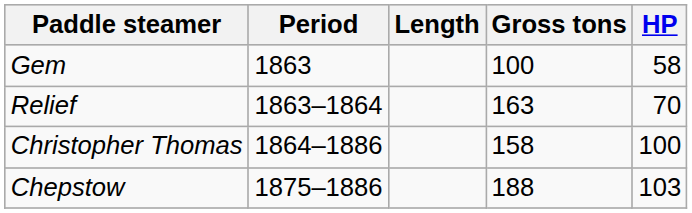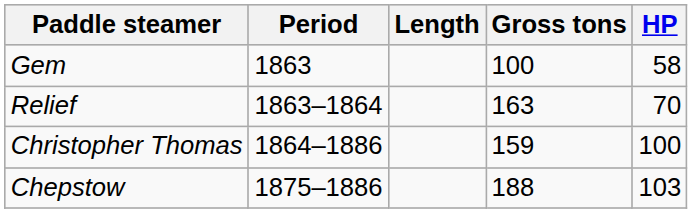(513, 146) 158 -> (513, 146) 159
